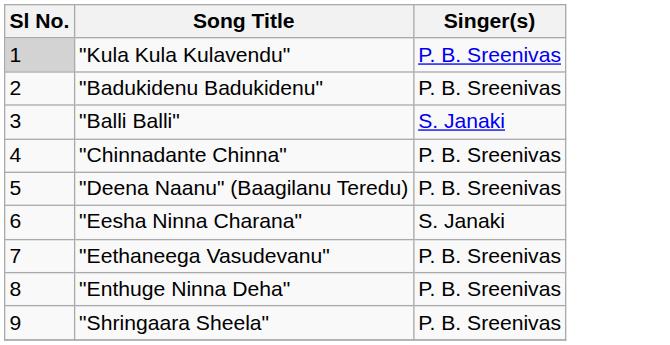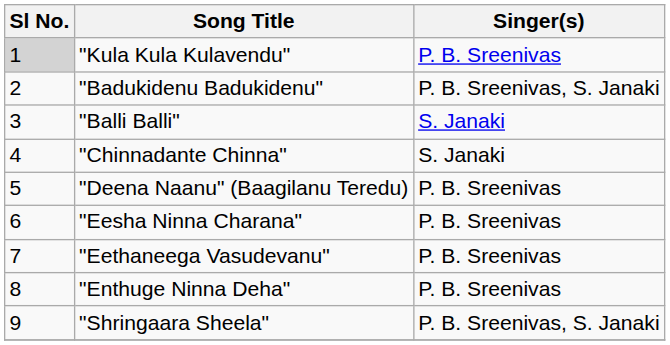(490, 88) P. B. Sreenivas -> (539, 88) P. B. Sreenivas, S. Janaki
(490, 155) P. B. Sreenivas -> (462, 155) S. Janaki
(462, 222) S. Janaki -> (490, 222) P. B. Sreenivas
(490, 322) P. B. Sreenivas -> (539, 322) P. B. Sreenivas, S. Janaki
